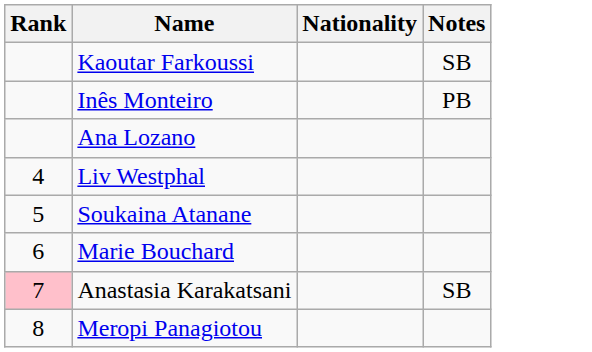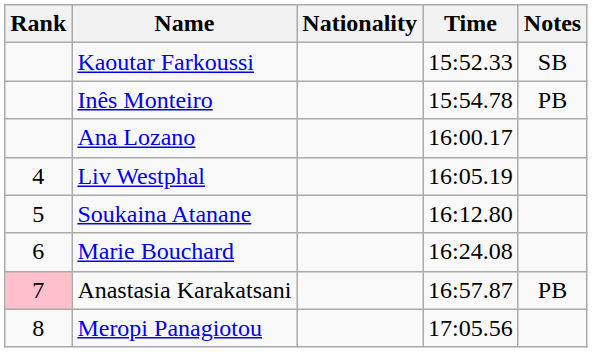+ column: (470, 23)
(457, 289) SB -> (552, 289) PB
